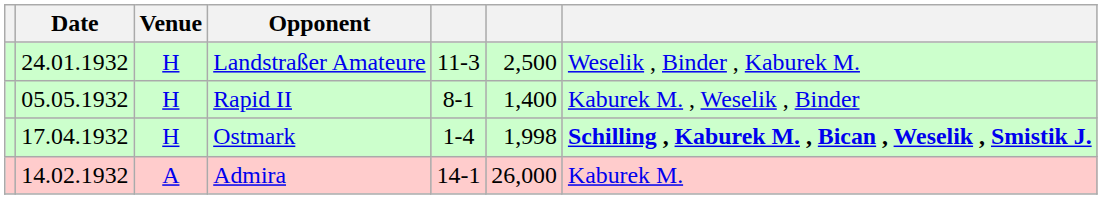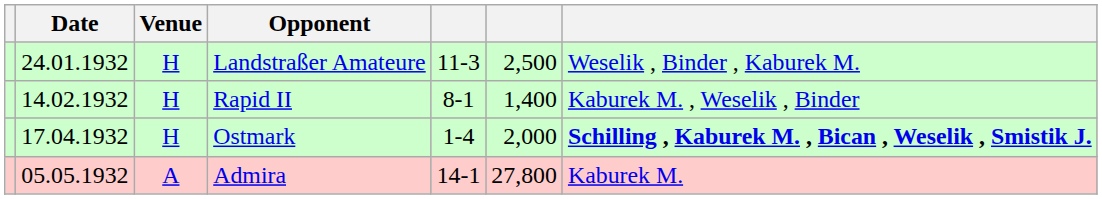(75, 99) 05.05.1932 -> (75, 99) 14.02.1932
(530, 136) 1,998 -> (530, 136) 2,000
(75, 174) 14.02.1932 -> (75, 174) 05.05.1932
(524, 174) 26,000 -> (524, 174) 27,800
